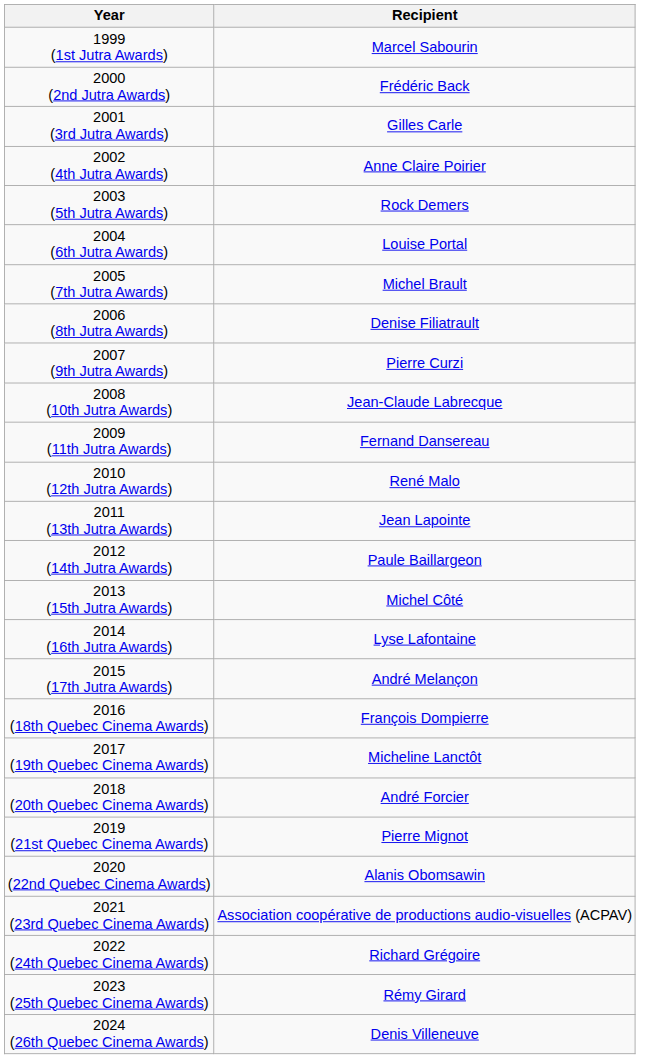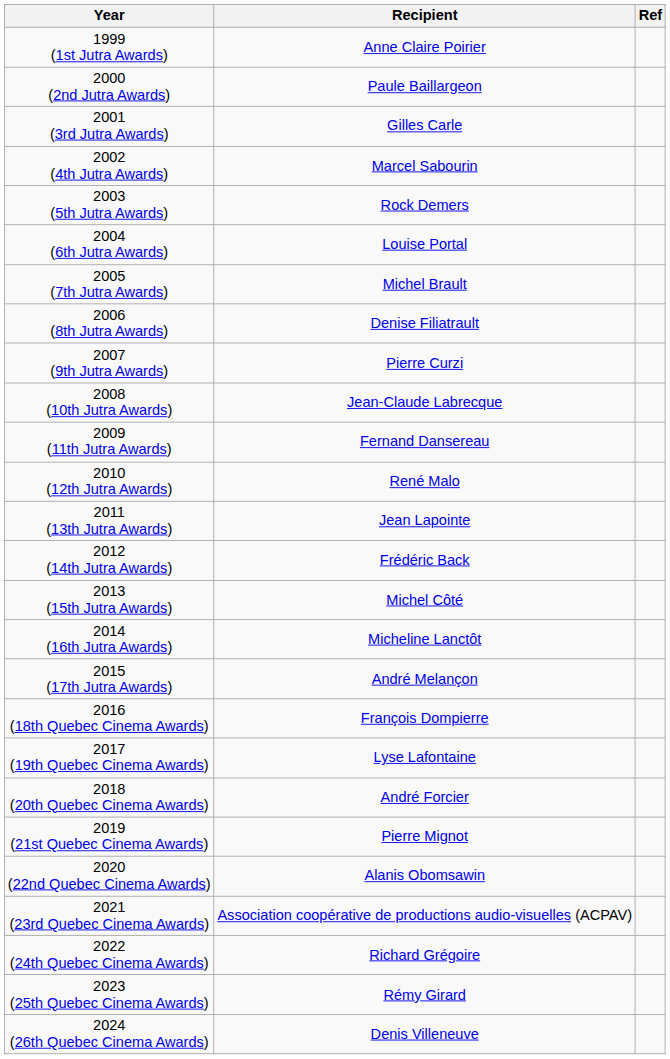+ column: (650, 16)
(425, 47) Marcel Sabourin -> (425, 47) Anne Claire Poirier
(425, 86) Frédéric Back -> (425, 86) Paule Baillargeon
(425, 165) Anne Claire Poirier -> (425, 165) Marcel Sabourin
(425, 560) Paule Baillargeon -> (425, 560) Frédéric Back
(425, 639) Lyse Lafontaine -> (425, 639) Micheline Lanctôt
(425, 757) Micheline Lanctôt -> (425, 757) Lyse Lafontaine
